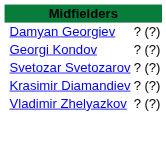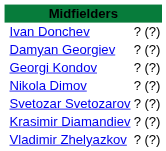+ row: (50, 31)
+ row: (48, 85)
